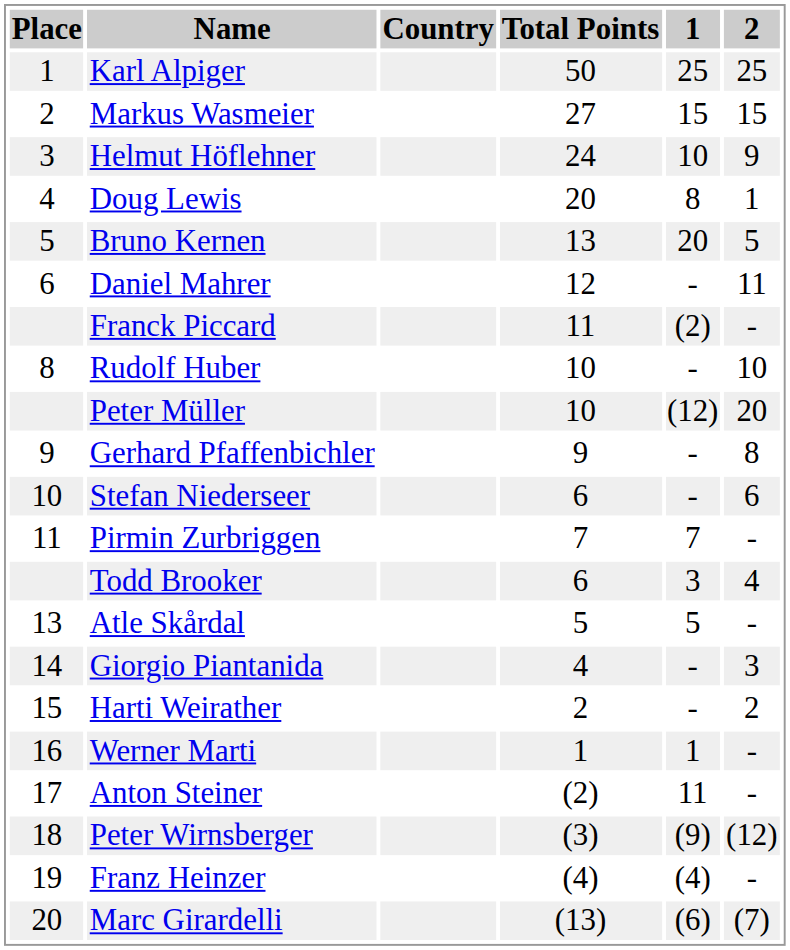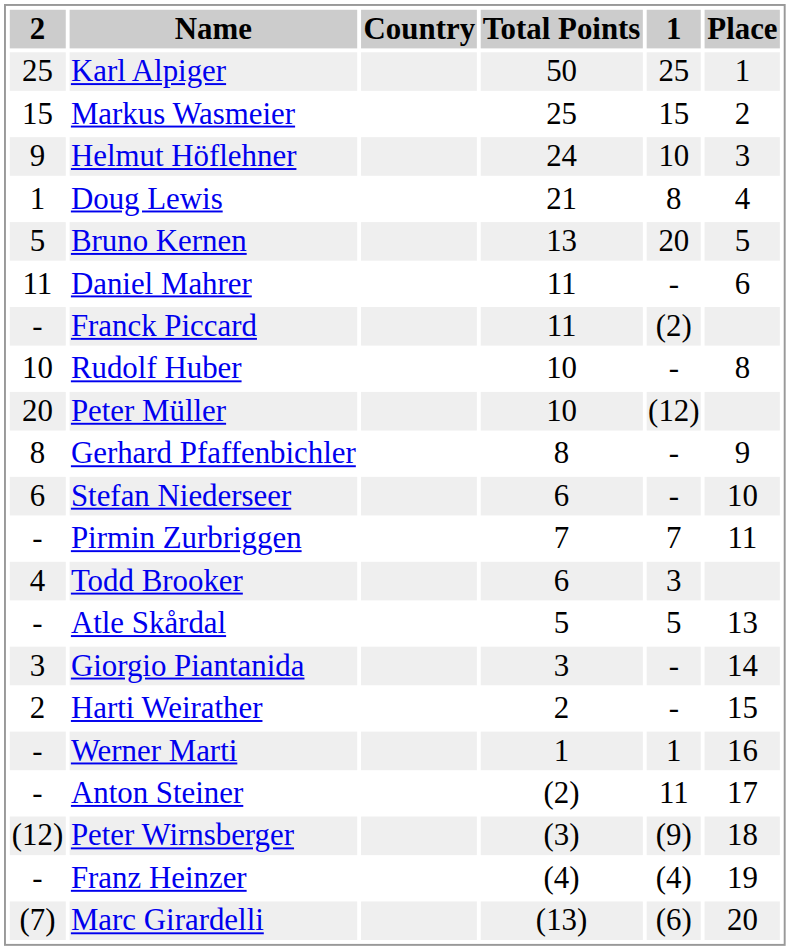columns swapped: (47, 28) <-> (752, 28)
(580, 113) 27 -> (562, 113) 25
(580, 198) 20 -> (562, 198) 21
(580, 283) 12 -> (562, 283) 11
(580, 453) 9 -> (562, 453) 8
(580, 665) 4 -> (562, 665) 3
